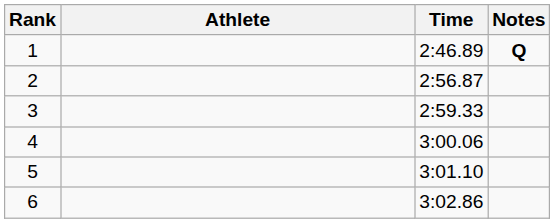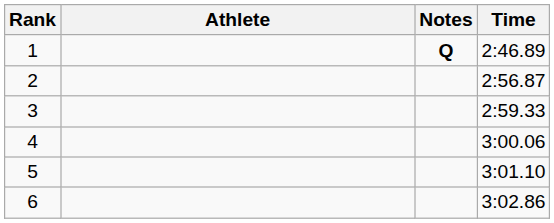columns swapped: (451, 19) <-> (519, 19)
